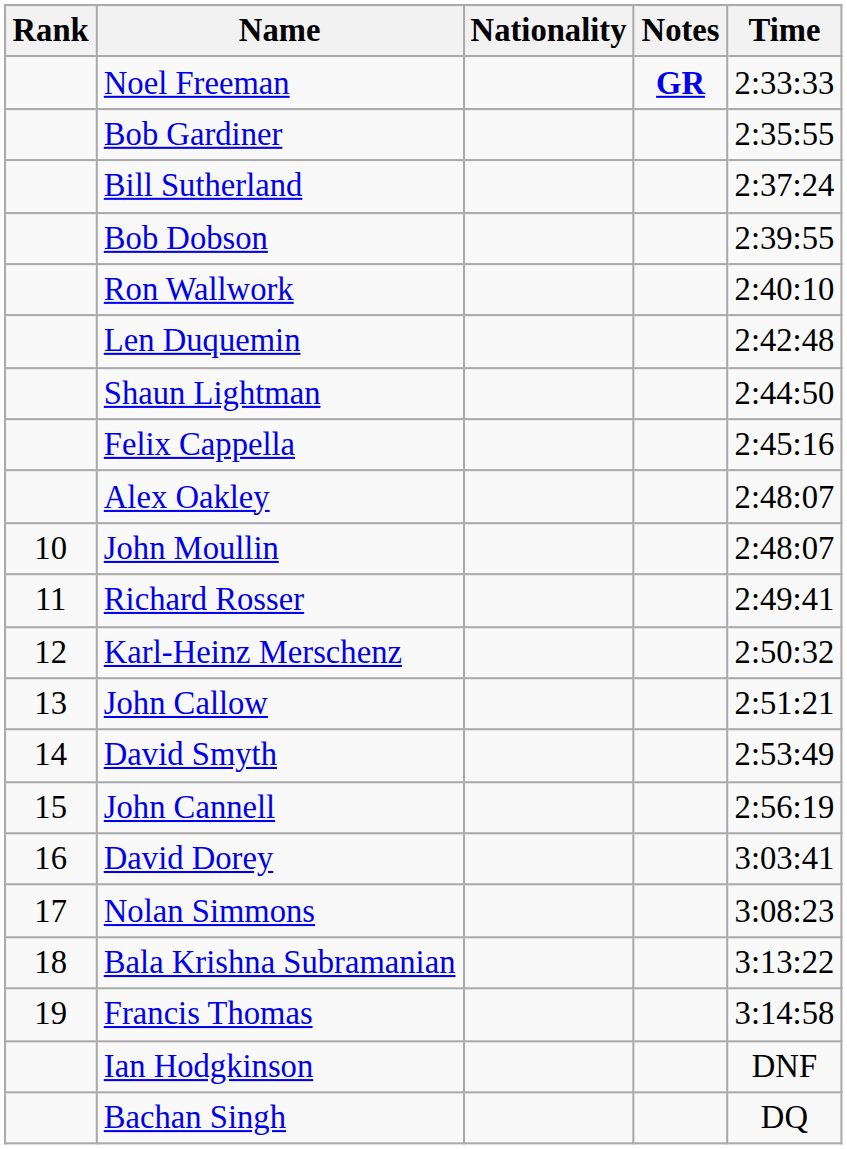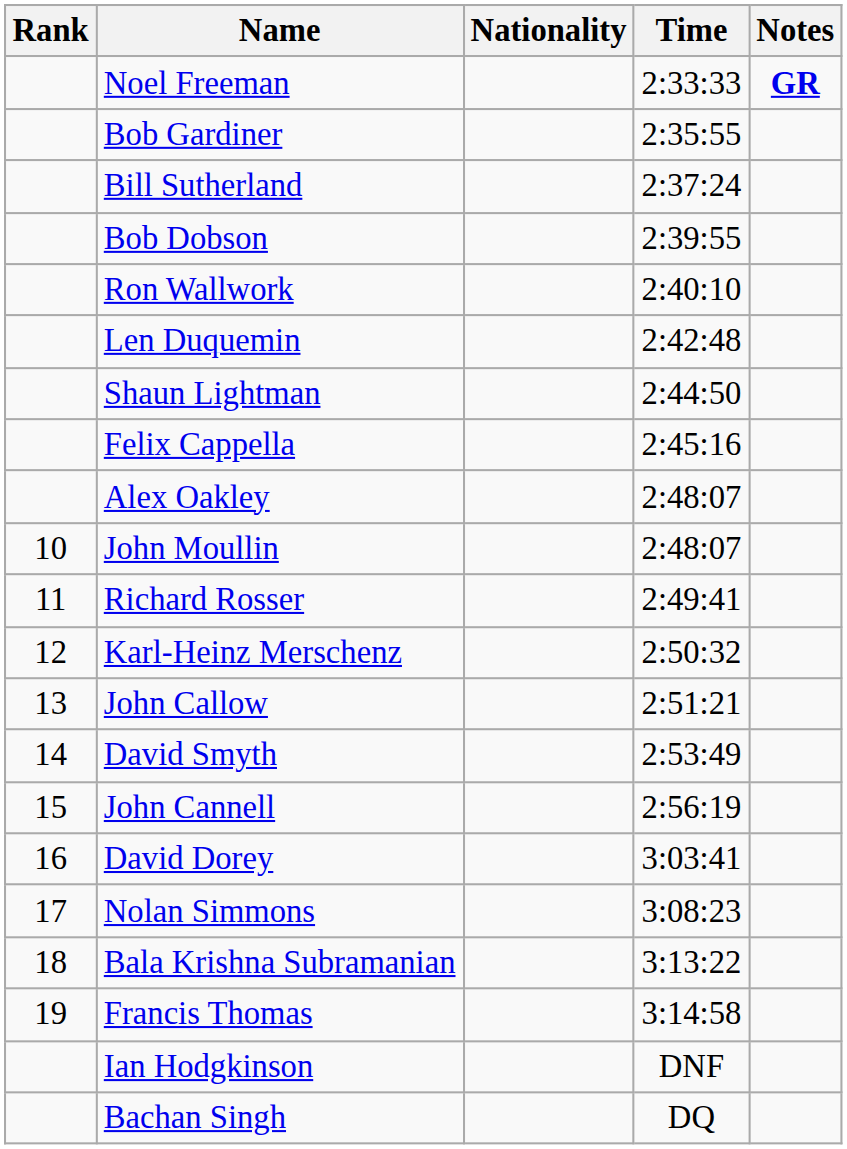columns swapped: (784, 30) <-> (681, 30)
